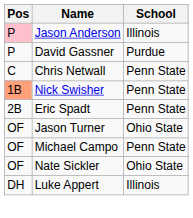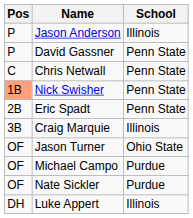(11, 33) pink background -> (11, 33) no background
(146, 52) Purdue -> (156, 52) Penn State
+ row: (72, 128)
(156, 147) Penn State -> (146, 166) Purdue
(155, 166) Ohio State -> (146, 185) Purdue
